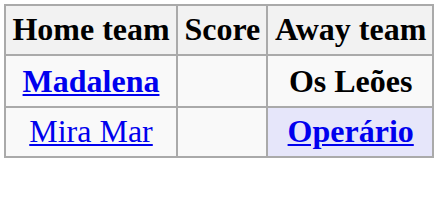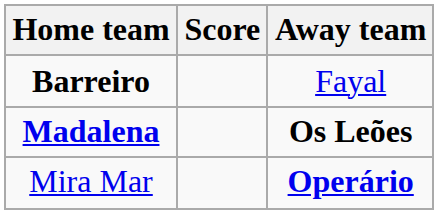+ row: (91, 80)
(351, 131) lavender background -> (351, 182) no background
